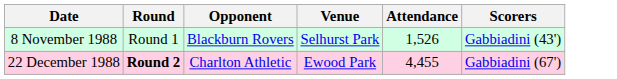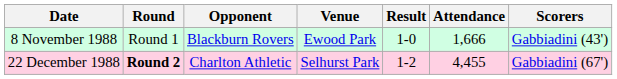+ column: (406, 16)
(340, 39) Selhurst Park -> (340, 39) Ewood Park
(422, 39) 1,526 -> (469, 39) 1,666
(340, 62) Ewood Park -> (340, 62) Selhurst Park
